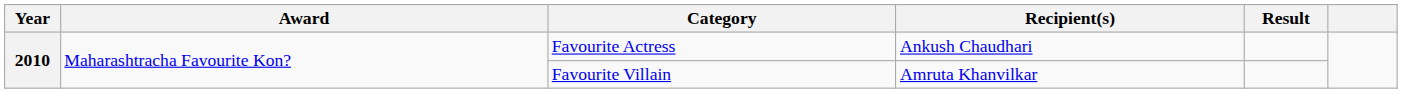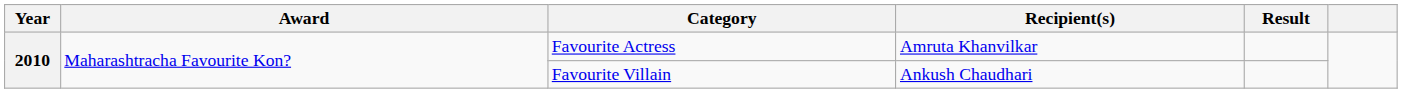(966, 46) Ankush Chaudhari -> (969, 46) Amruta Khanvilkar
(969, 74) Amruta Khanvilkar -> (966, 74) Ankush Chaudhari
